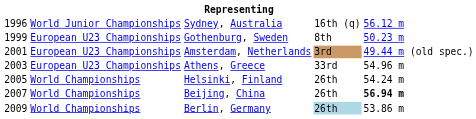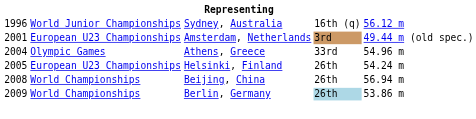- row: (236, 38)
(16, 66) 2003 -> (16, 52) 2004
(106, 66) European U23 Championships -> (68, 52) Olympic Games
(85, 80) World Championships -> (106, 66) European U23 Championships
(16, 94) 2007 -> (16, 80) 2008
(384, 94) bold -> (384, 80) normal
